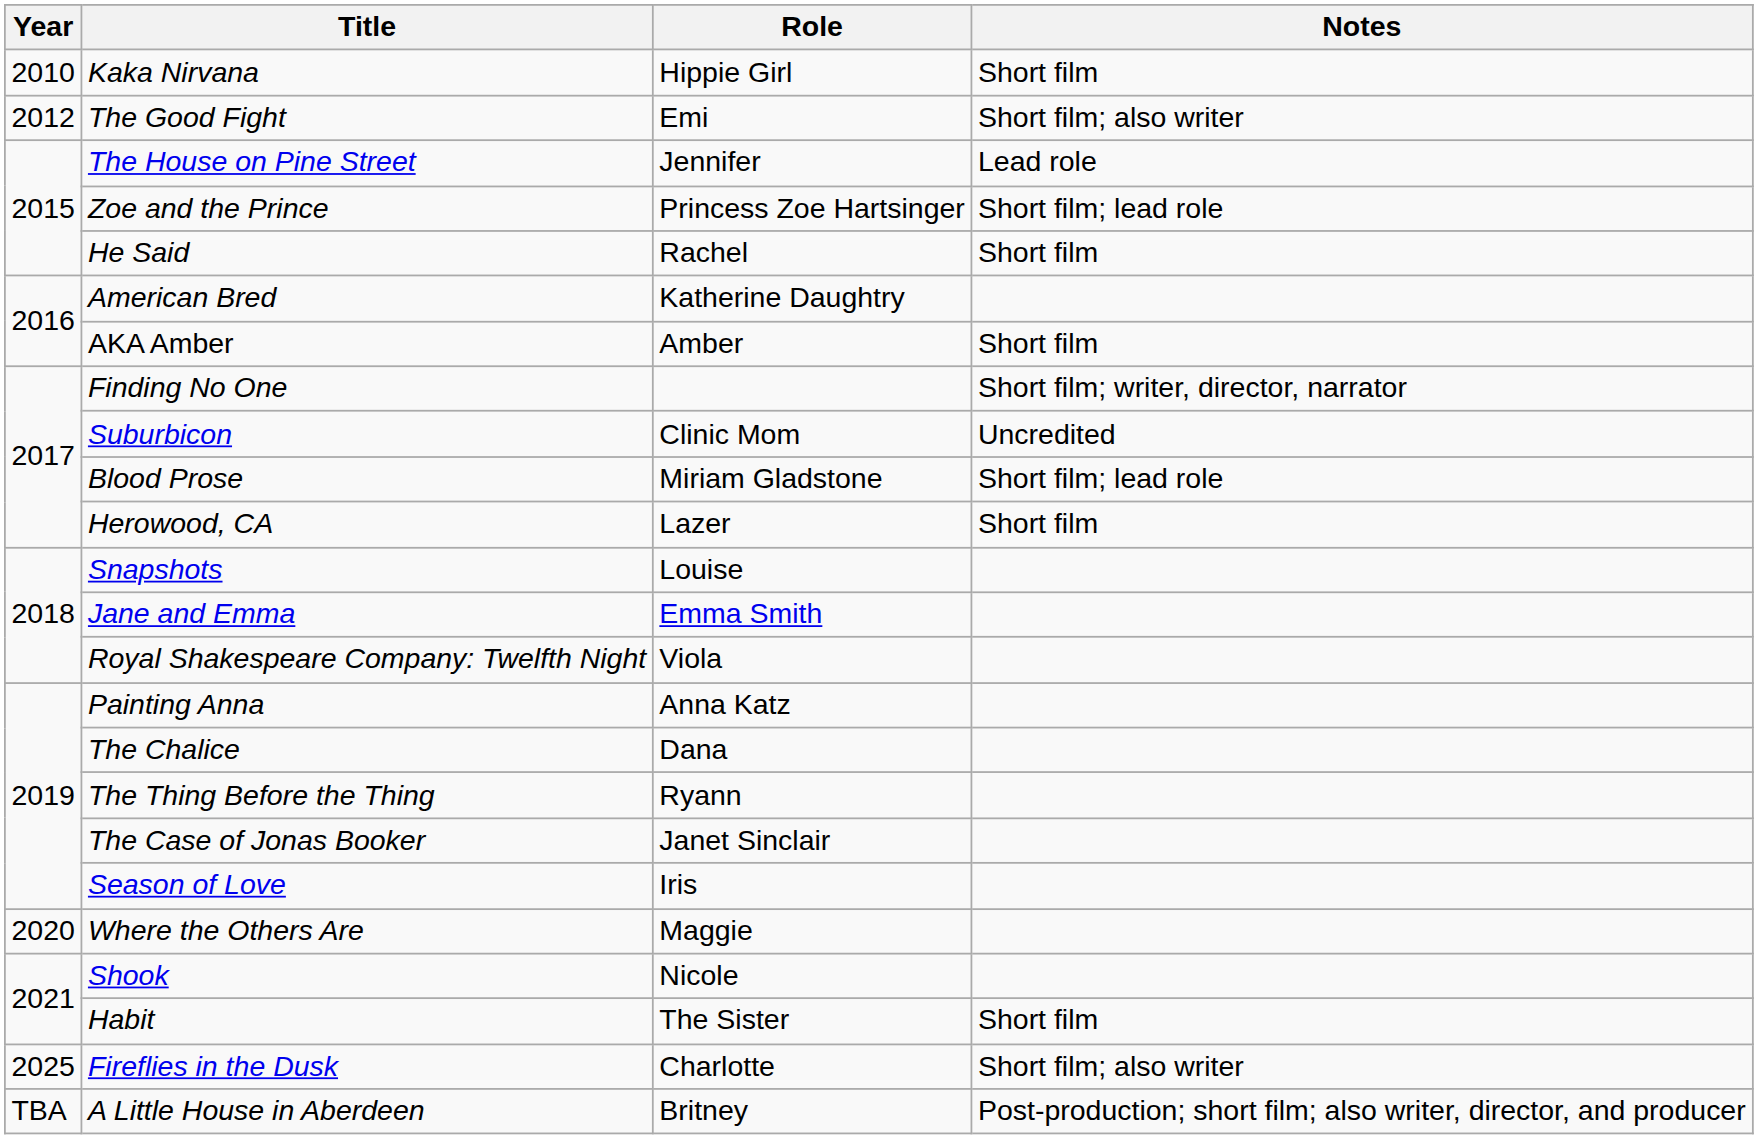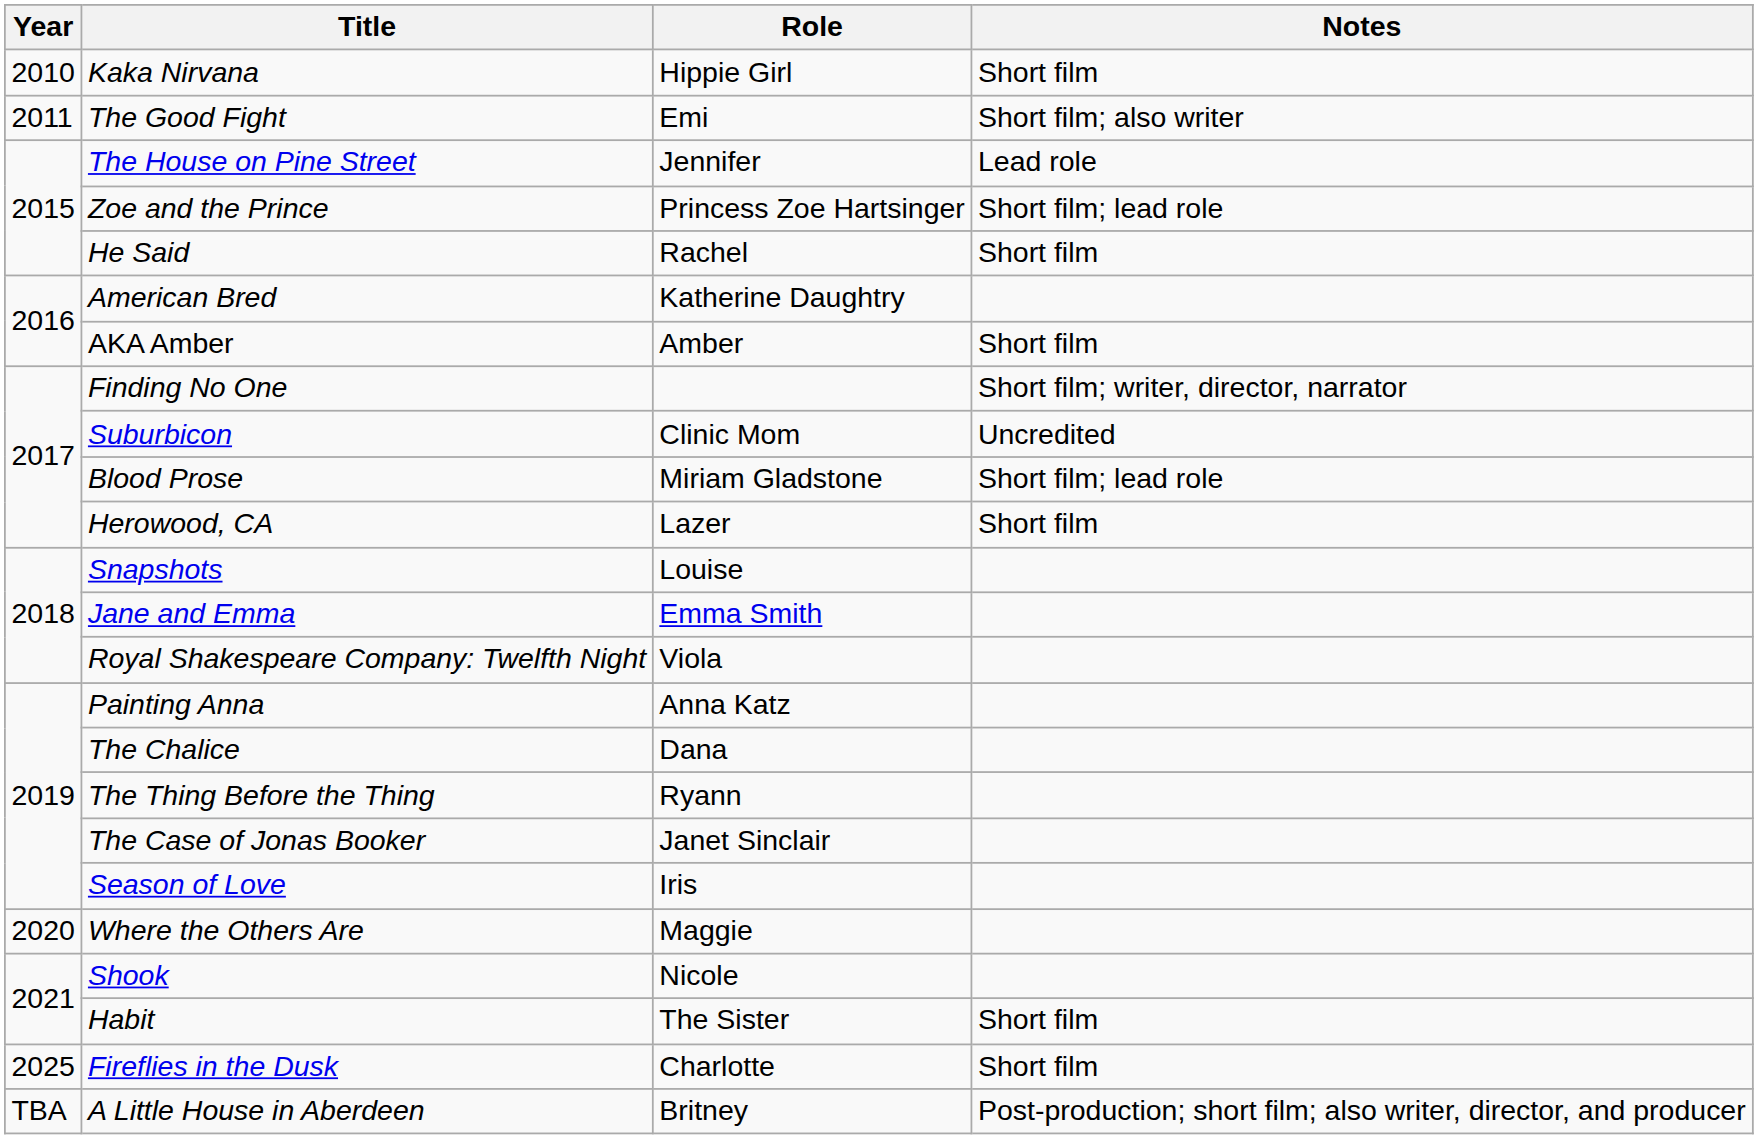(43, 117) 2012 -> (42, 117) 2011
(1111, 1065) Short film; also writer -> (1038, 1065) Short film
